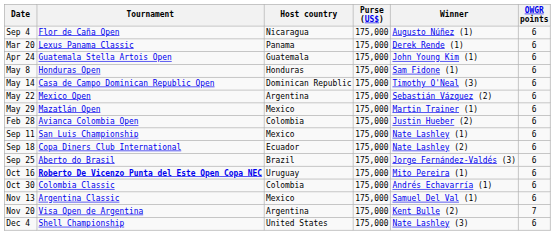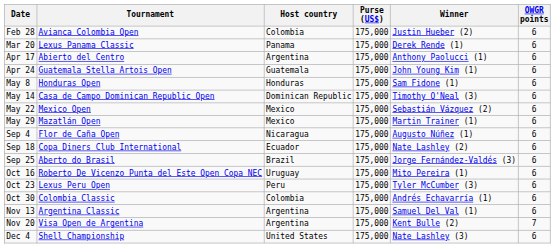rows swapped: (20, 122) <-> (18, 33)
+ row: (20, 58)
(287, 97) Argentina -> (280, 109) Mexico
- row: (20, 135)
(150, 173) bold -> (150, 173) normal
+ row: (20, 186)
(280, 199) Mexico -> (287, 211) Argentina
